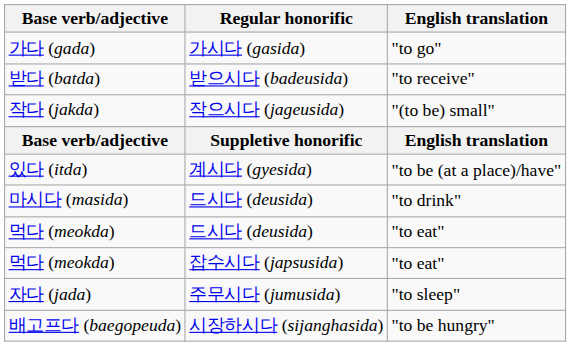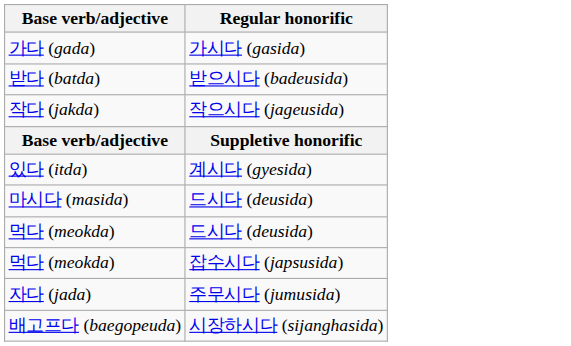- column: (476, 18)
